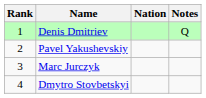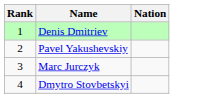- column: (185, 13)
